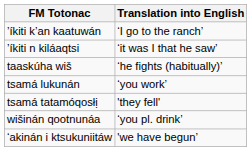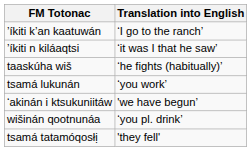rows swapped: (60, 137) <-> (52, 102)
